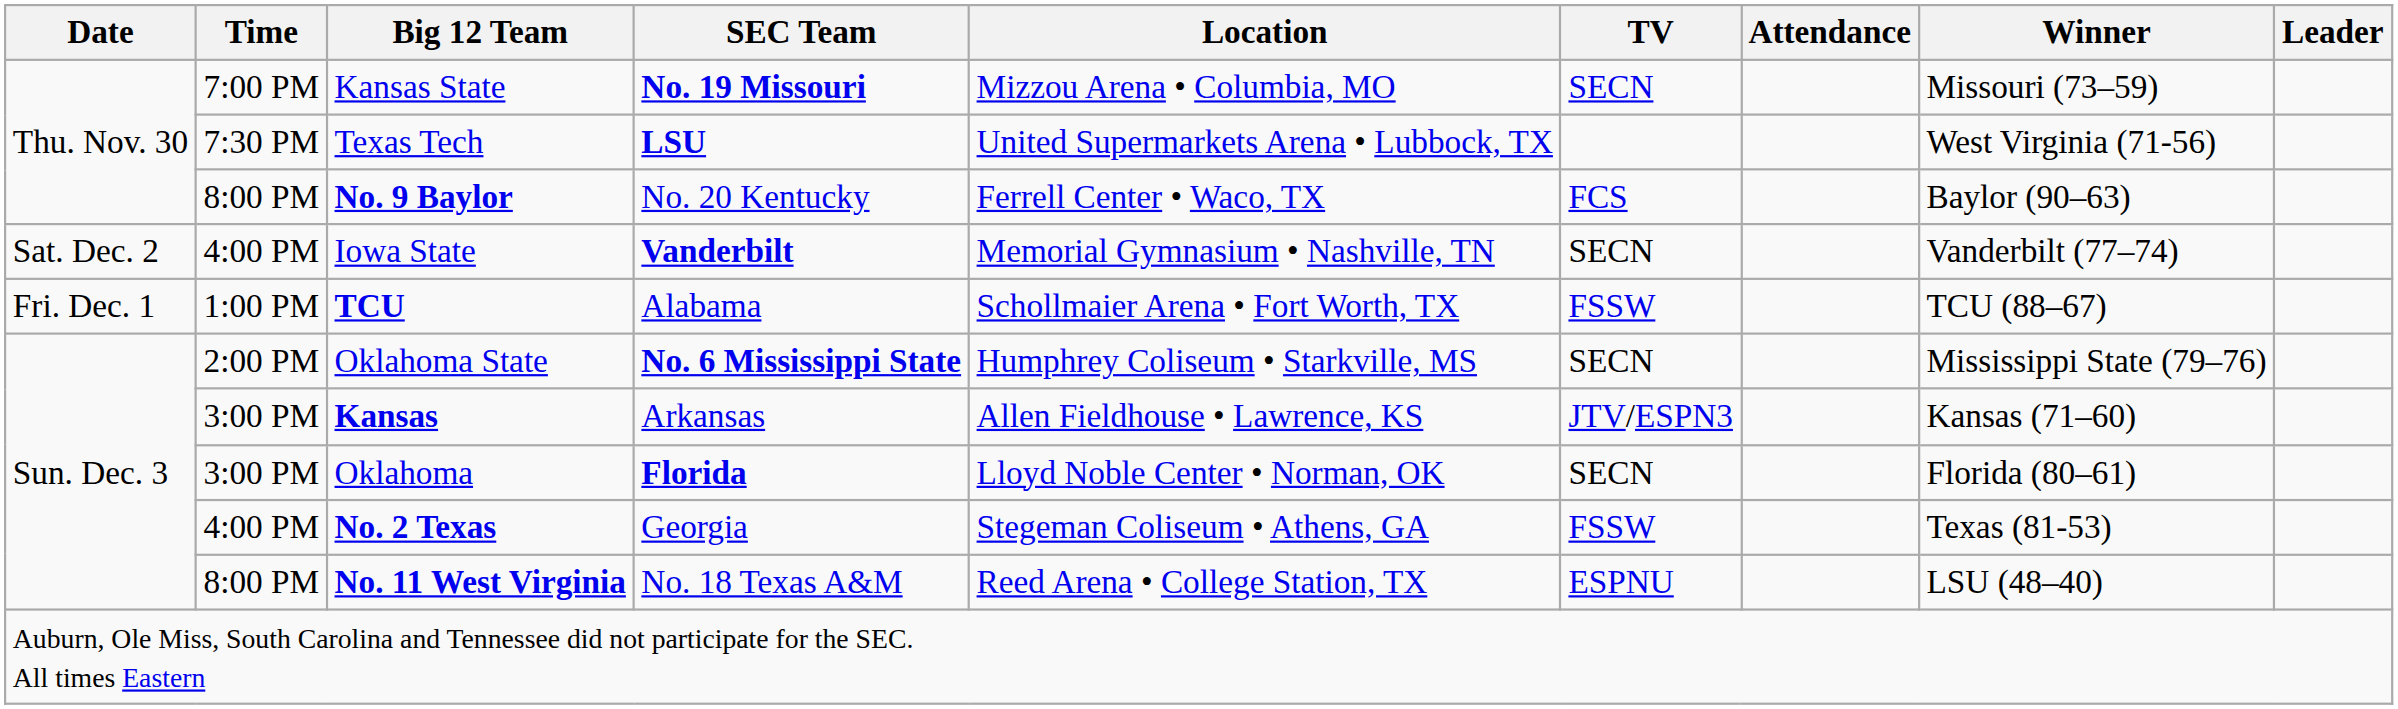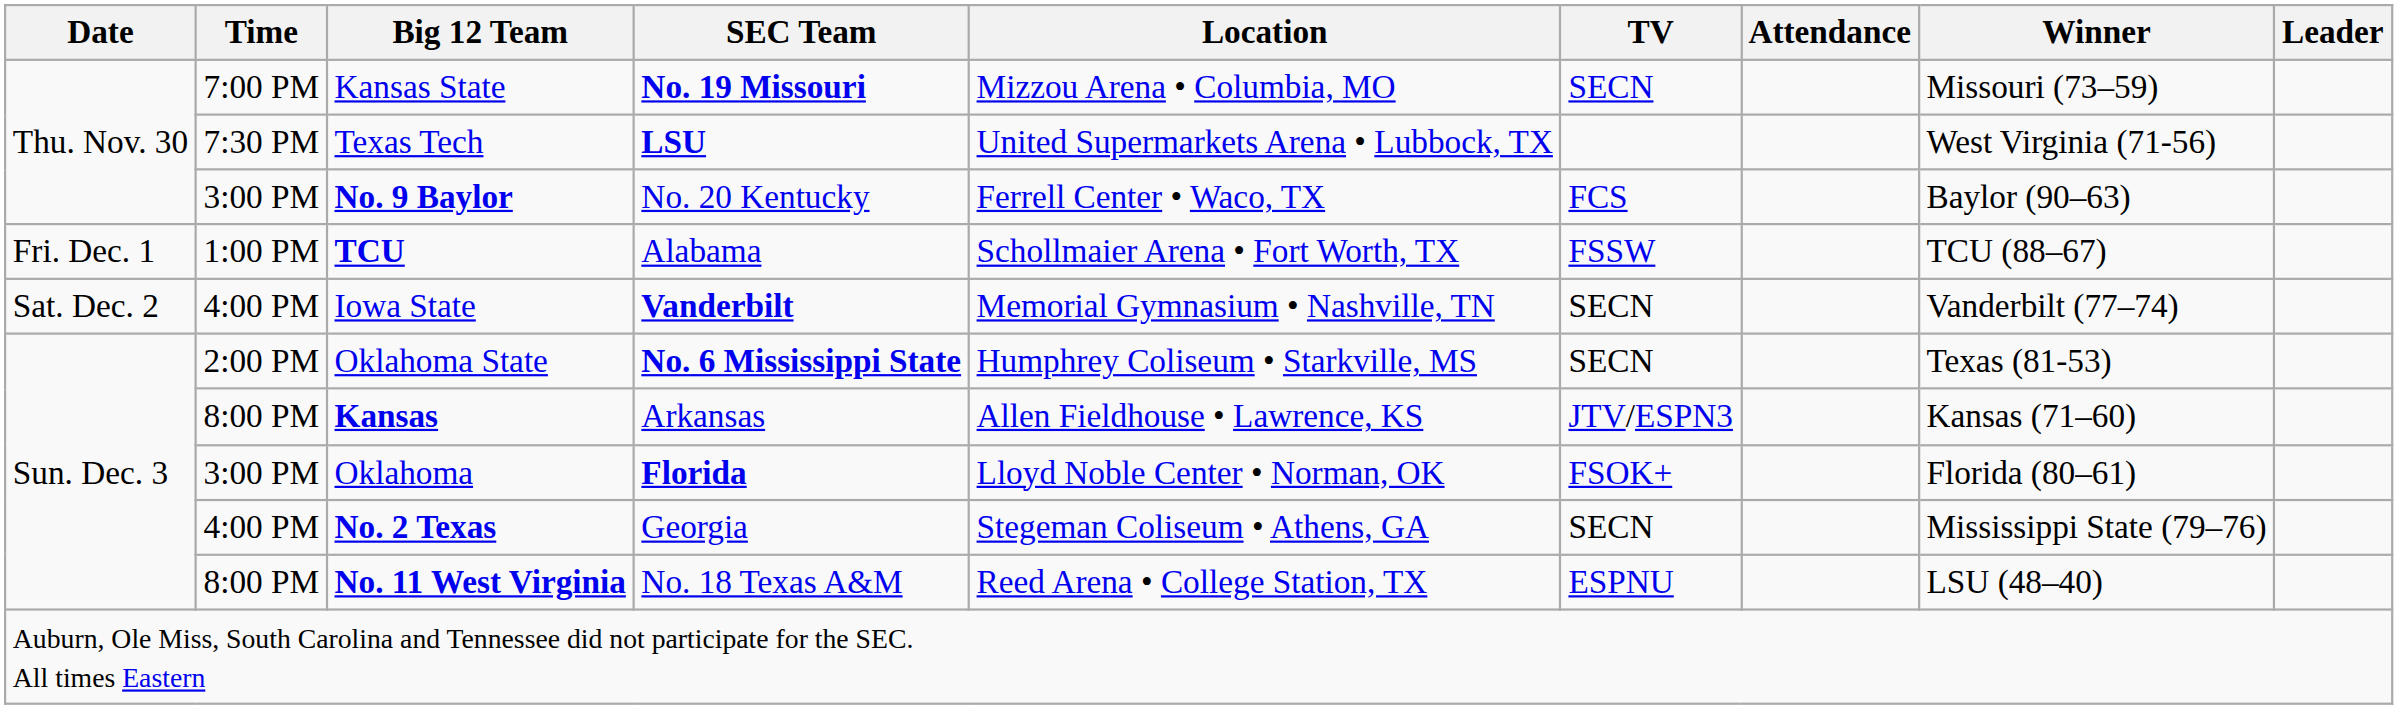(261, 196) 8:00 PM -> (261, 196) 3:00 PM
rows swapped: (370, 306) <-> (405, 251)
(2096, 361) Mississippi State (79–76) -> (2019, 361) Texas (81-53)
(261, 416) 3:00 PM -> (261, 416) 8:00 PM
(1611, 471) SECN -> (1620, 471) FSOK+
(1612, 526) FSSW -> (1611, 526) SECN
(2019, 526) Texas (81-53) -> (2096, 526) Mississippi State (79–76)
